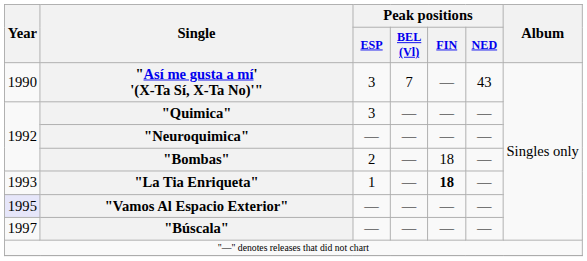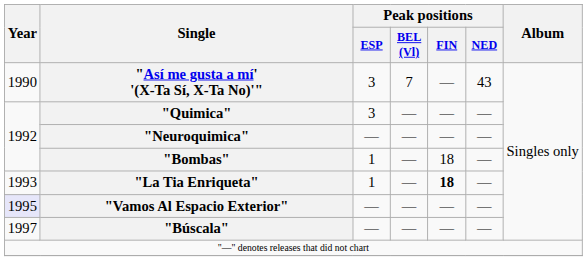(372, 159) 2 -> (372, 159) 1
